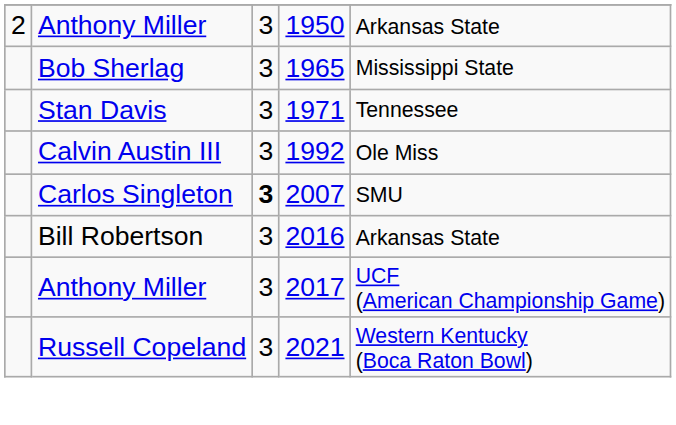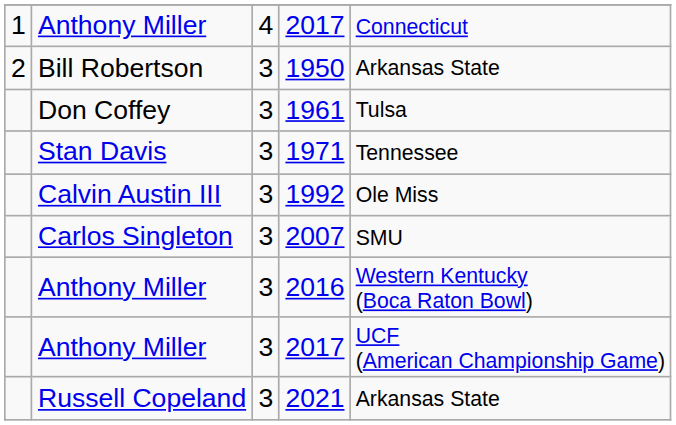+ row: (18, 25)
(122, 25) Anthony Miller -> (121, 67) Bill Robertson
+ row: (18, 110)
- row: (18, 68)
(266, 194) bold -> (266, 236) normal
(121, 236) Bill Robertson -> (122, 287) Anthony Miller
(428, 237) Arkansas State -> (444, 288) Western Kentucky (Boca Raton Bowl)
(444, 347) Western Kentucky (Boca Raton Bowl) -> (428, 398) Arkansas State
